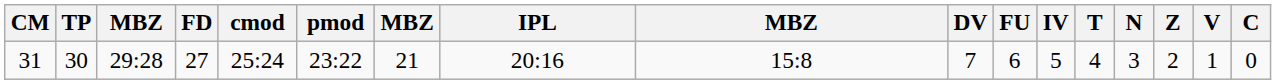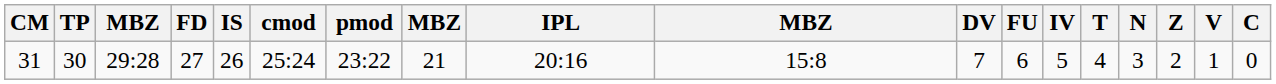+ column: (232, 23)
